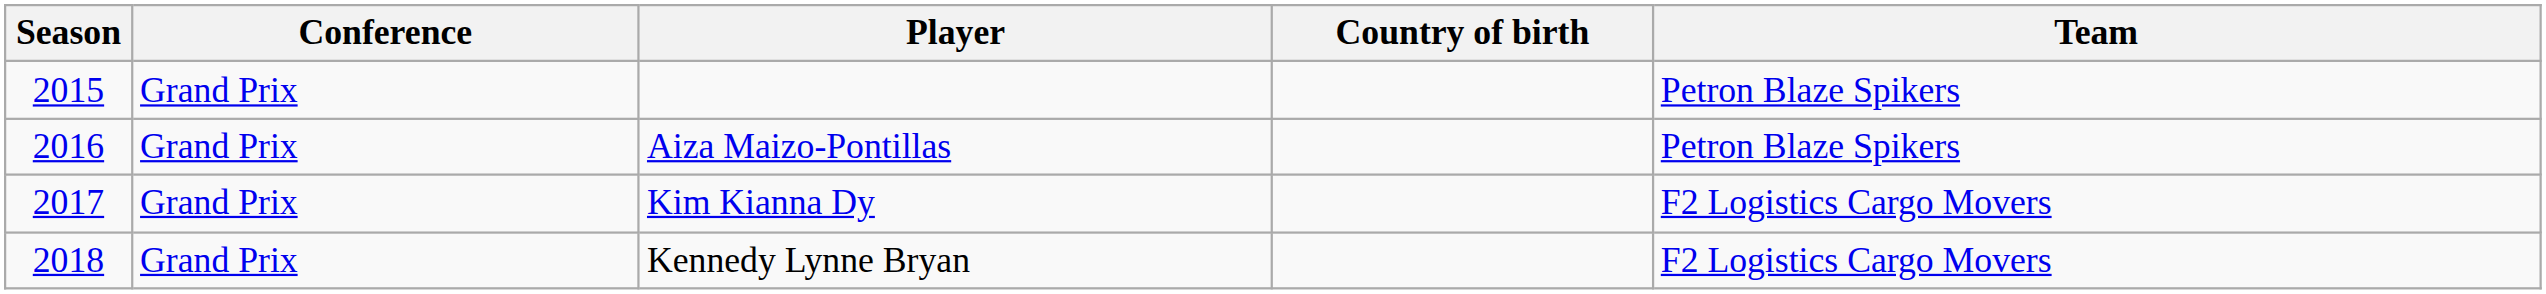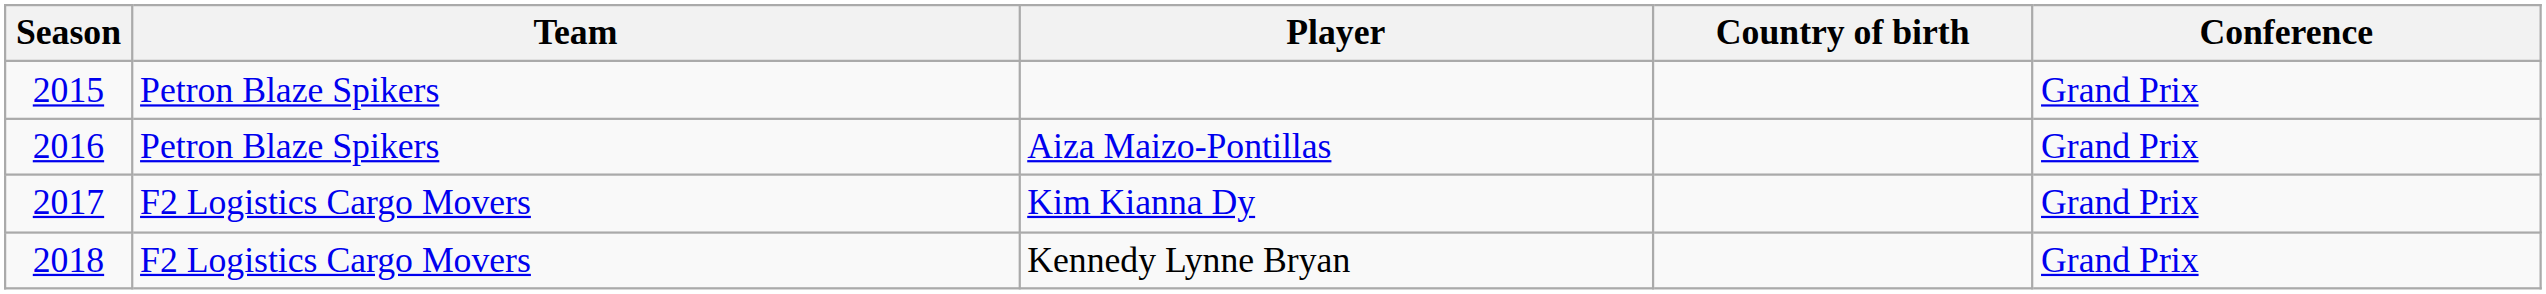columns swapped: (385, 32) <-> (2096, 32)
